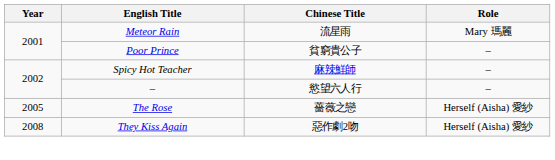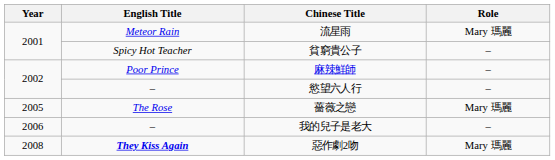(152, 51) Poor Prince -> (152, 51) Spicy Hot Teacher
(152, 70) Spicy Hot Teacher -> (152, 70) Poor Prince
(488, 108) Herself (Aisha) 愛紗 -> (488, 108) Mary 瑪麗
+ row: (335, 127)
(152, 127) normal -> (152, 146) bold
(488, 127) Herself (Aisha) 愛紗 -> (488, 146) Mary 瑪麗
